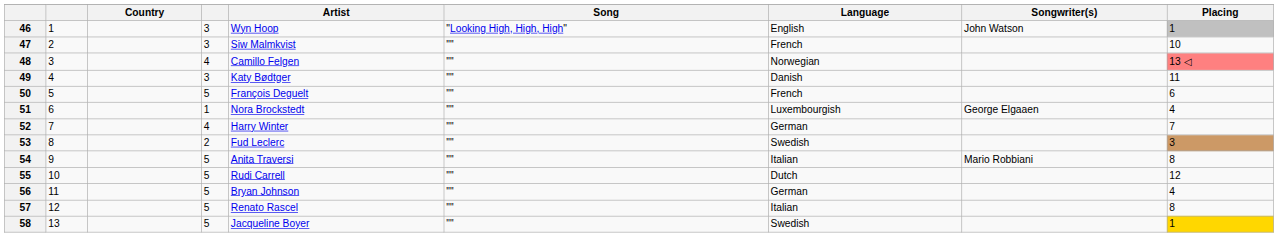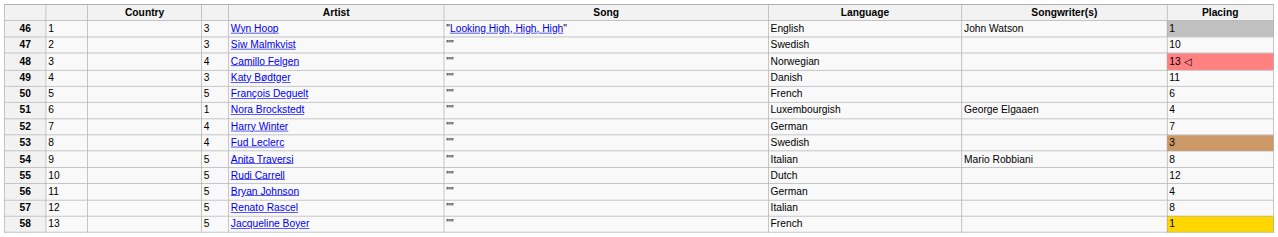(787, 45) French -> (790, 45) Swedish
(207, 143) 2 -> (207, 143) 4
(790, 224) Swedish -> (787, 224) French
